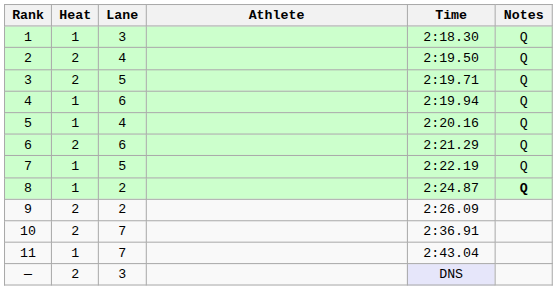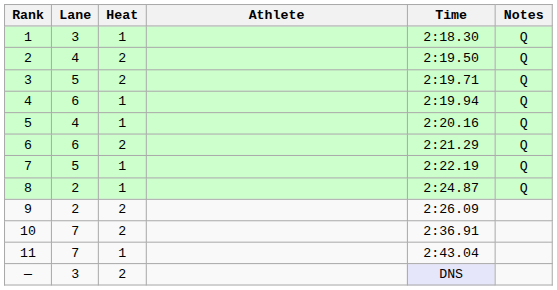columns swapped: (75, 15) <-> (122, 15)
(524, 188) bold -> (524, 188) normal
